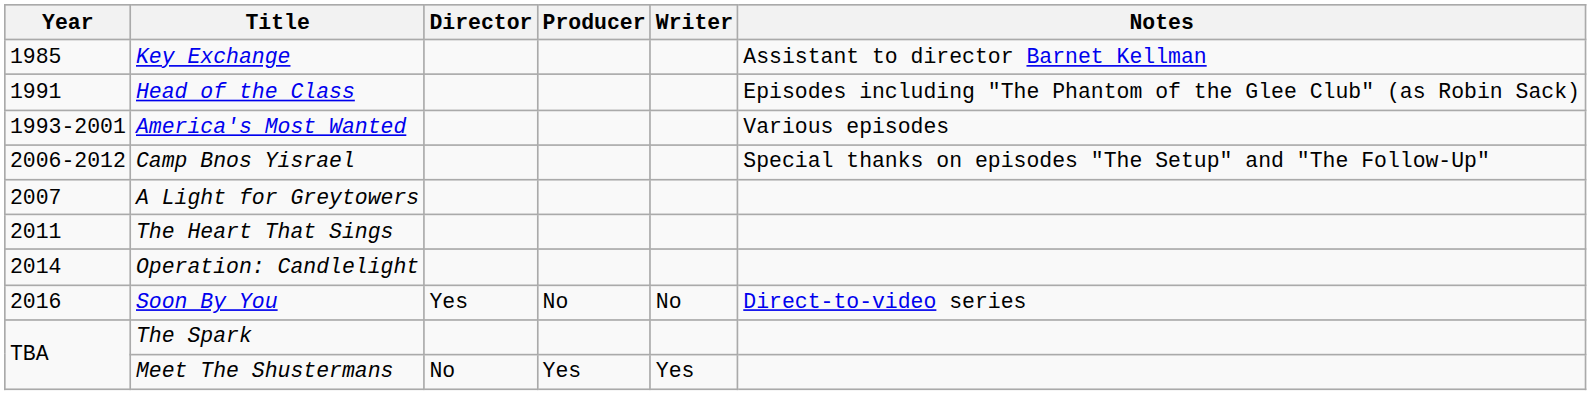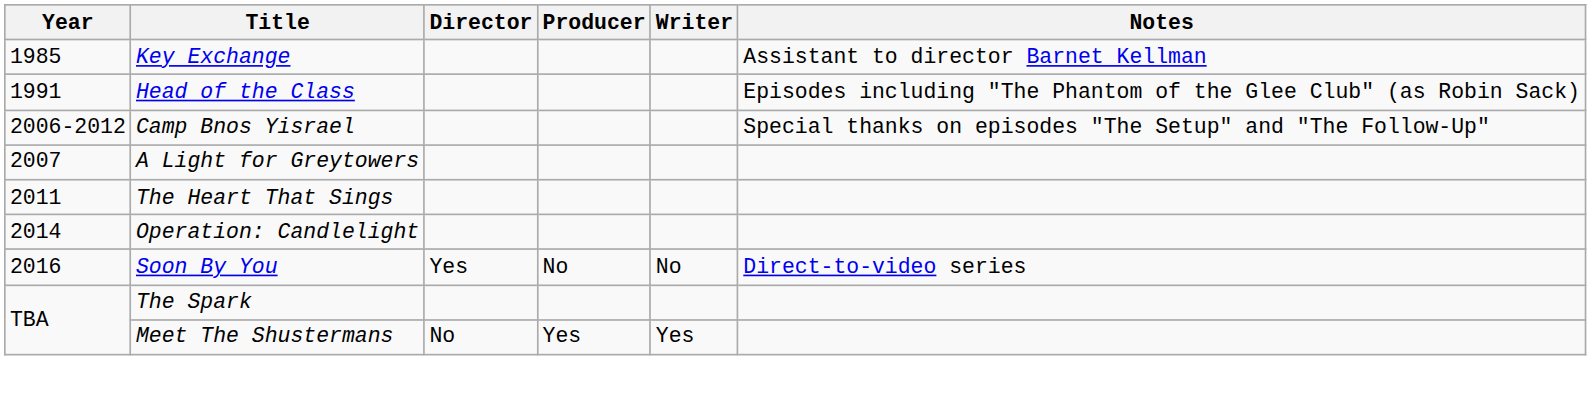- row: (271, 127)
